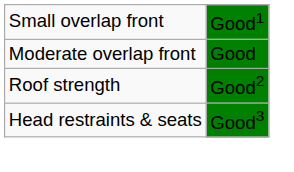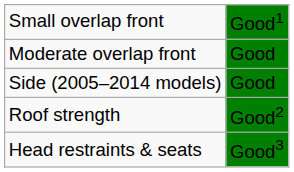+ row: (115, 83)
